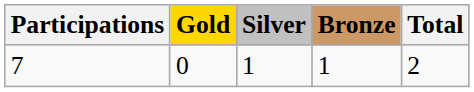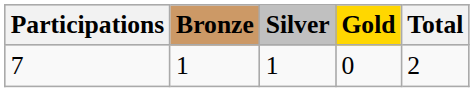columns swapped: (203, 24) <-> (357, 24)
